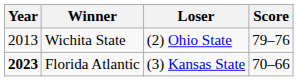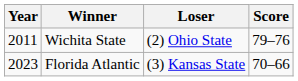(23, 40) 2013 -> (23, 40) 2011
(23, 64) bold -> (23, 64) normal
